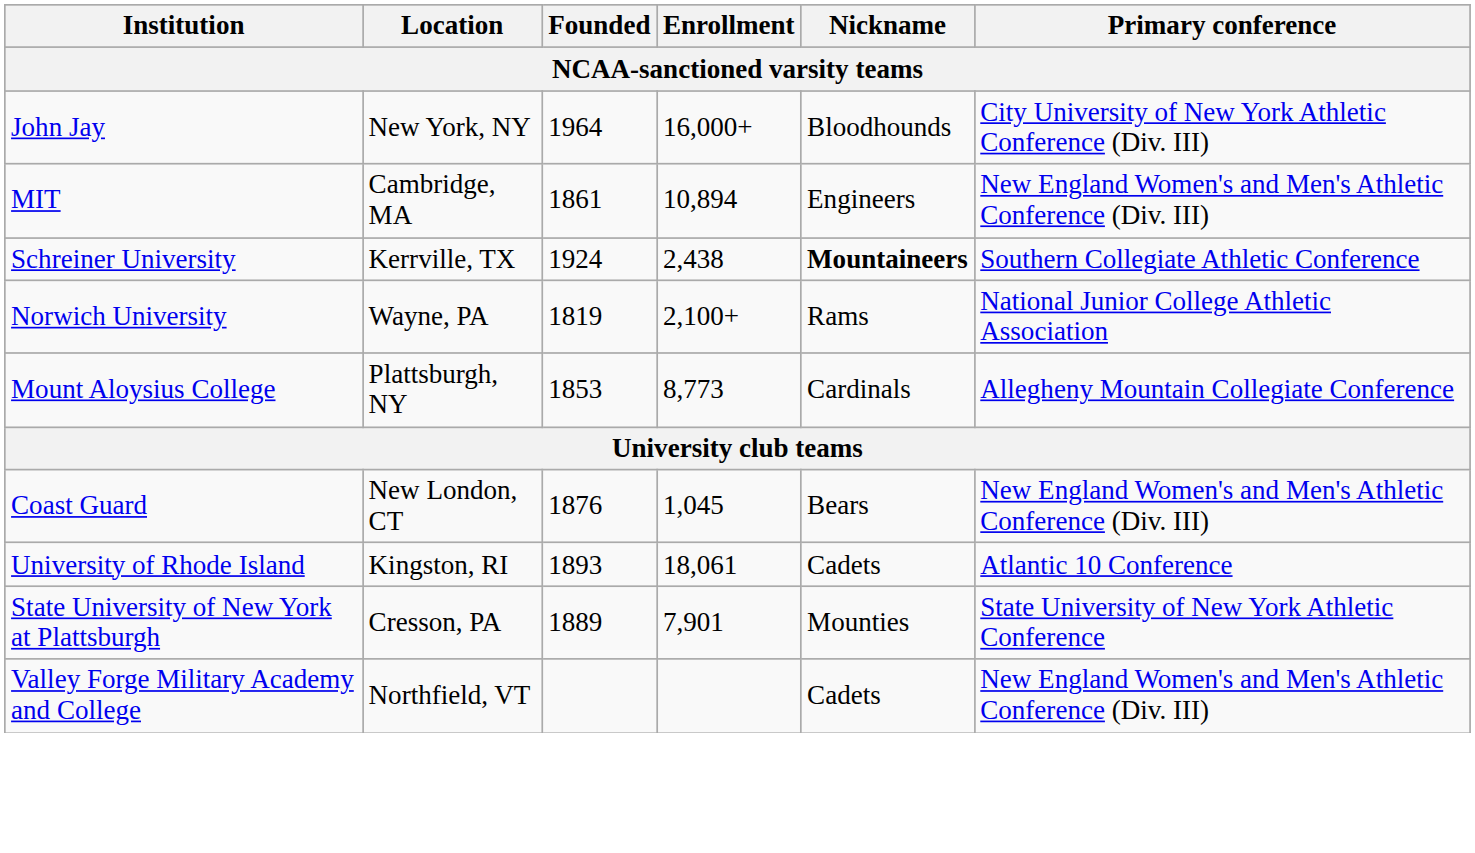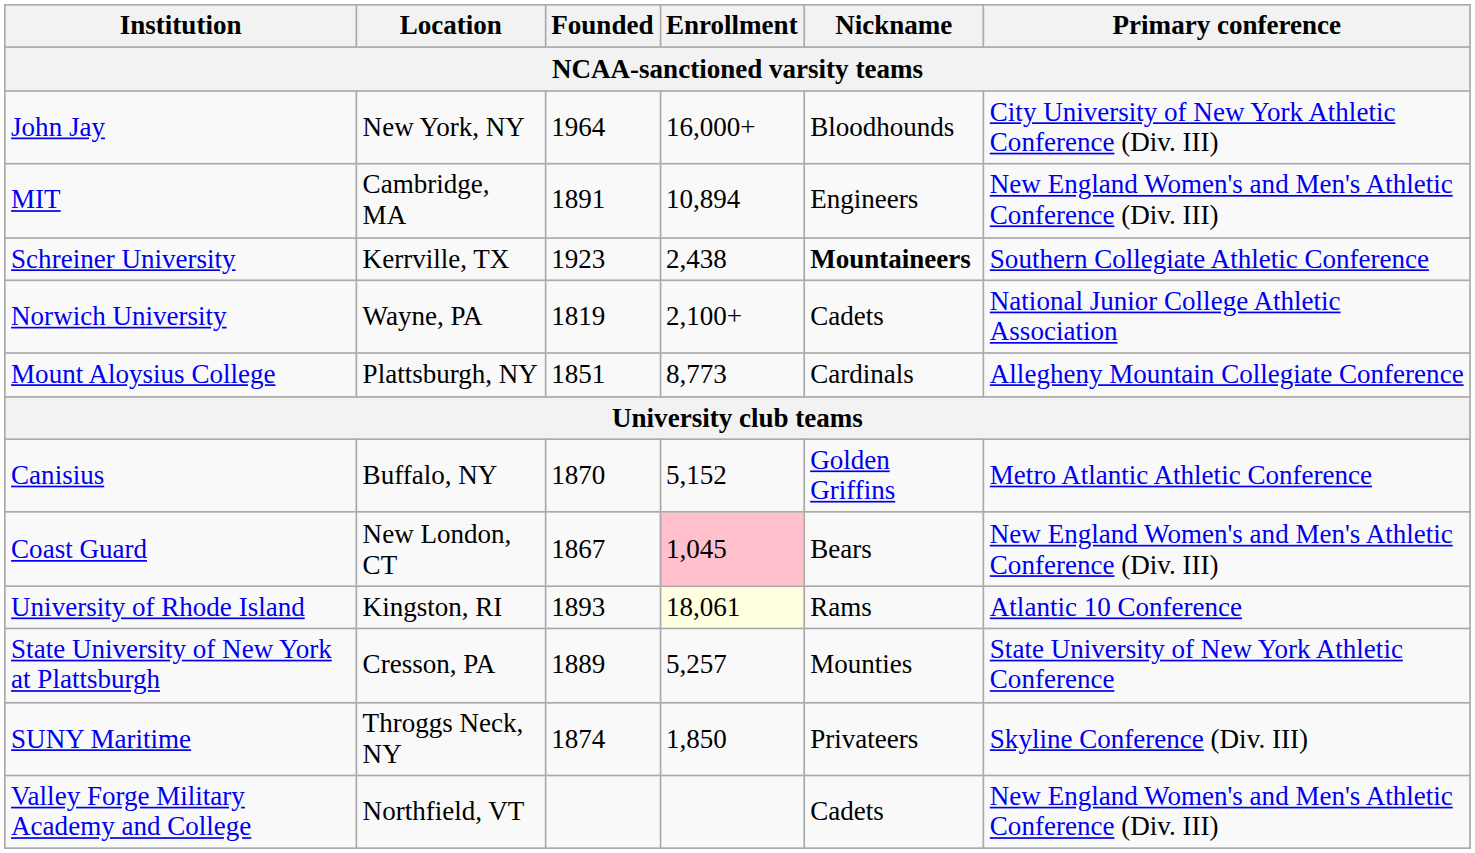(575, 200) 1861 -> (578, 200) 1891
(575, 258) 1924 -> (578, 258) 1923
(838, 316) Rams -> (847, 316) Cadets
(575, 389) 1853 -> (578, 374) 1851
+ row: (58, 475)
(575, 505) 1876 -> (578, 548) 1867
(693, 505) no background -> (696, 548) pink background
(700, 563) no background -> (703, 606) lightyellow background
(844, 563) Cadets -> (841, 606) Rams
(693, 622) 7,901 -> (696, 664) 5,257
+ row: (101, 738)
